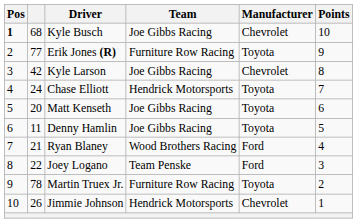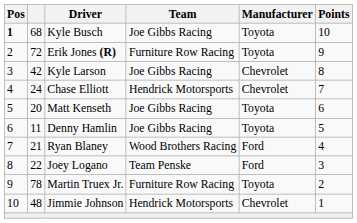(265, 32) Chevrolet -> (258, 32) Toyota
(36, 51) 77 -> (36, 51) 72
(258, 89) Toyota -> (265, 89) Chevrolet
(36, 203) 26 -> (36, 203) 48
